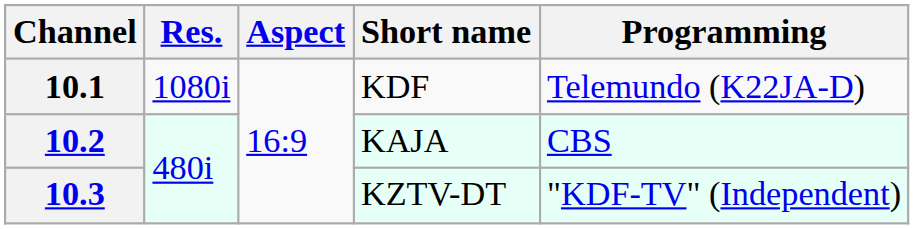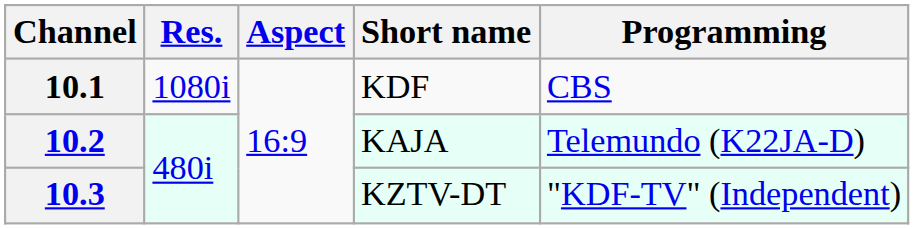(706, 85) Telemundo (K22JA-D) -> (579, 85) CBS
(579, 140) CBS -> (706, 140) Telemundo (K22JA-D)
